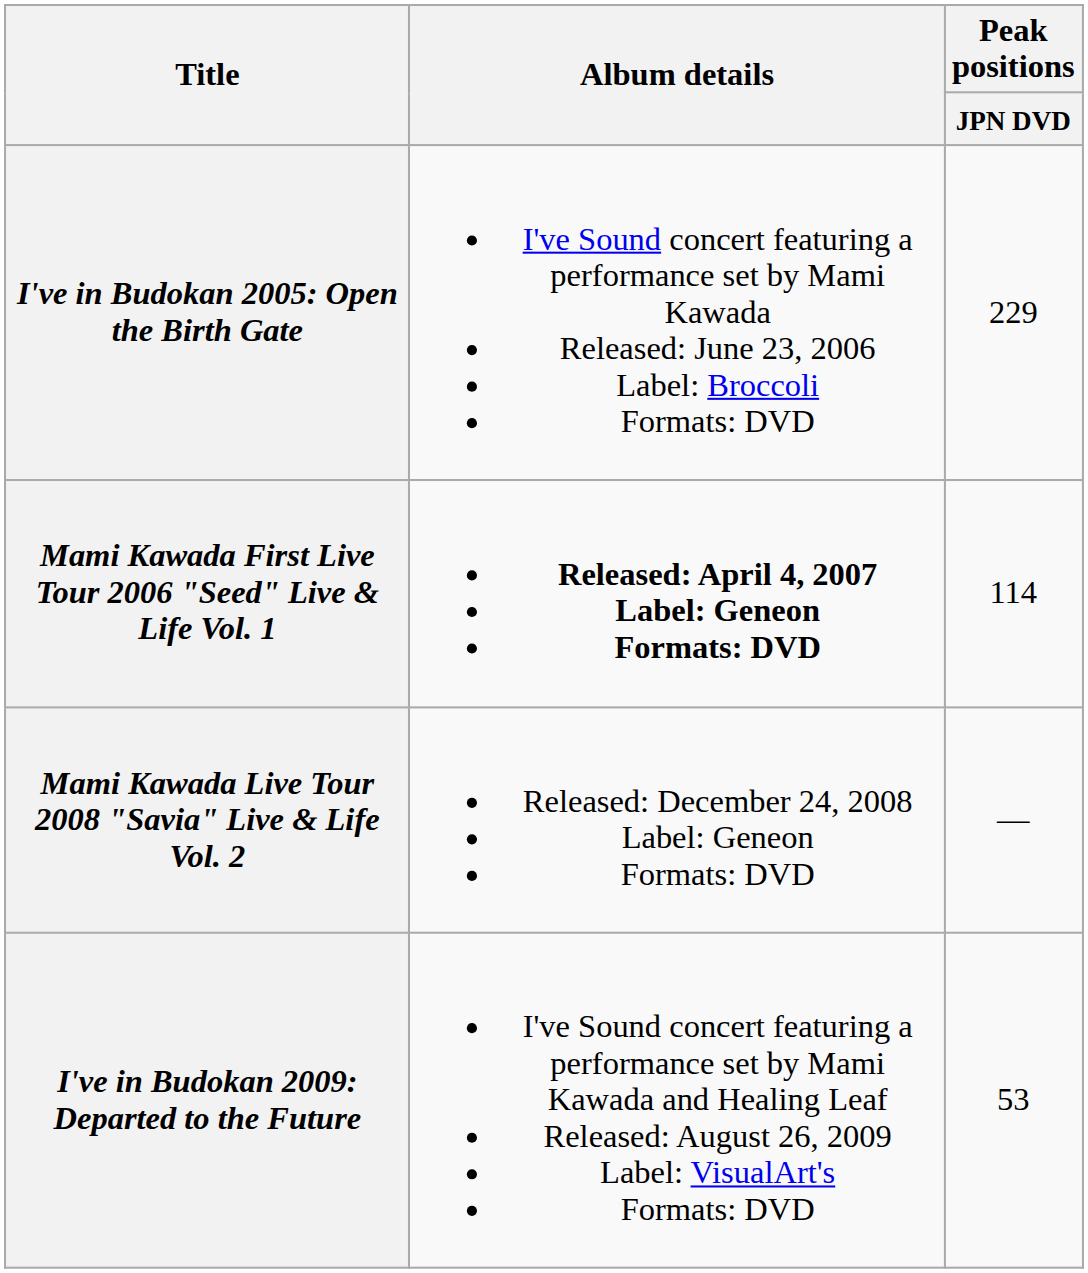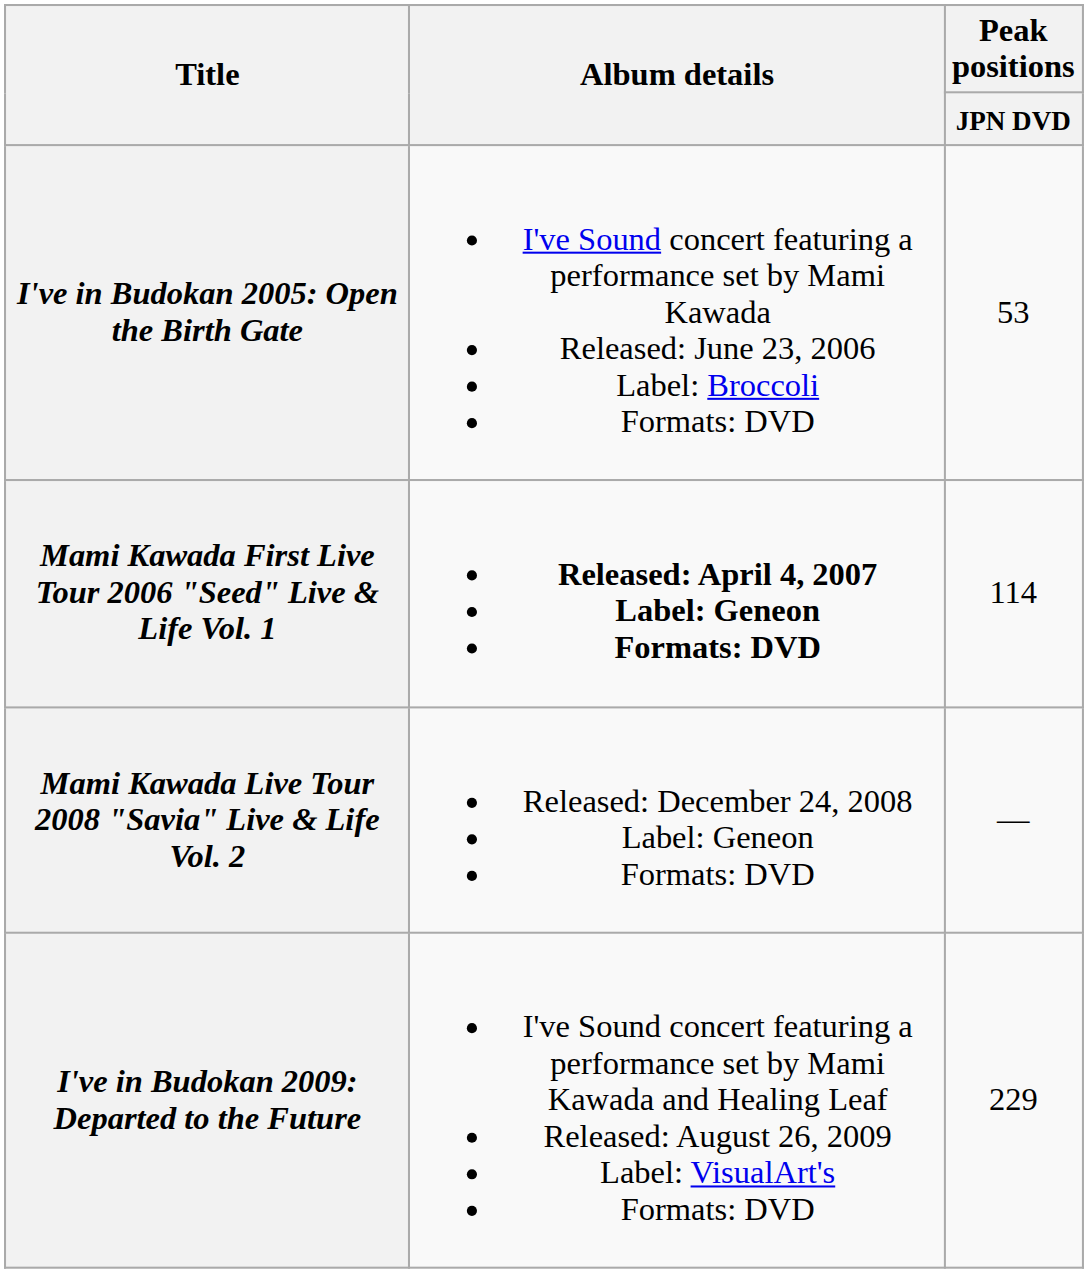(1013, 311) 229 -> (1013, 311) 53
(1013, 1099) 53 -> (1013, 1099) 229
